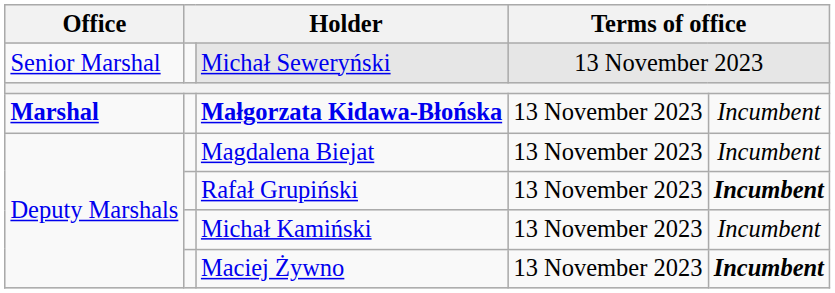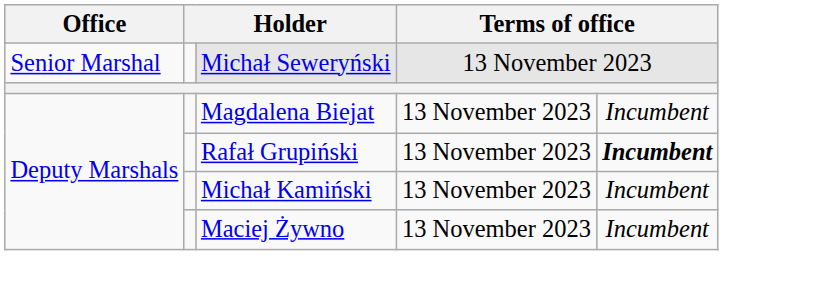- row: (352, 112)
(769, 268) bold -> (657, 229) normal
